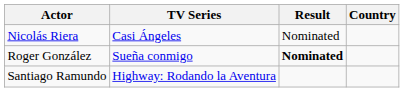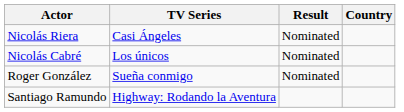+ row: (44, 55)
(312, 55) bold -> (311, 76) normal
